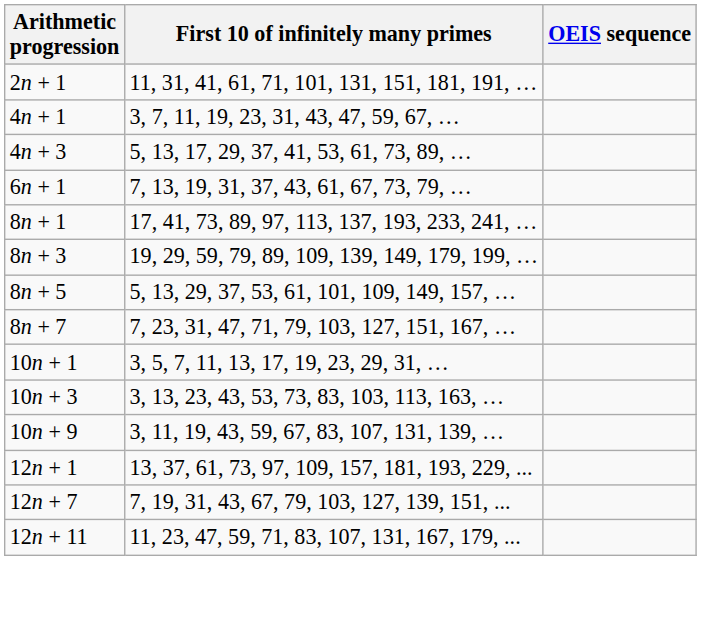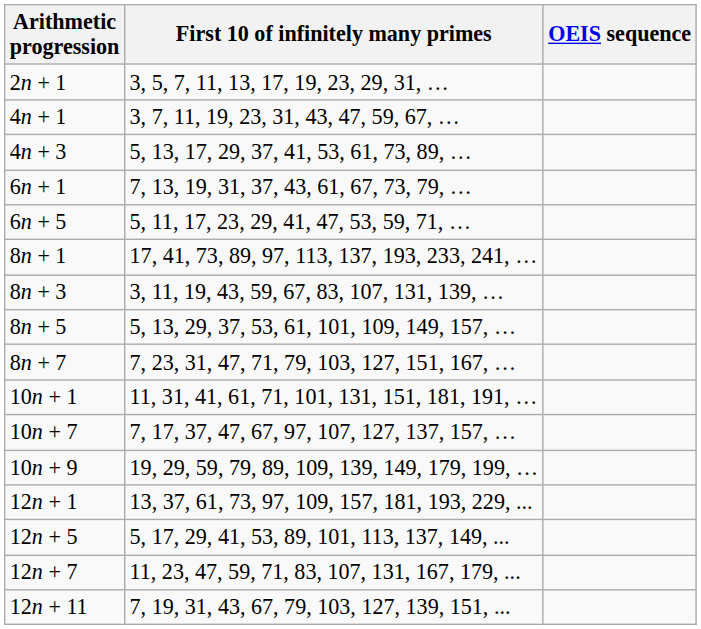(333, 81) 11, 31, 41, 61, 71, 101, 131, 151, 181, 191, … -> (289, 81) 3, 5, 7, 11, 13, 17, 19, 23, 29, 31, …
+ row: (38, 221)
(334, 256) 19, 29, 59, 79, 89, 109, 139, 149, 179, 199, … -> (317, 291) 3, 11, 19, 43, 59, 67, 83, 107, 131, 139, …
(289, 362) 3, 5, 7, 11, 13, 17, 19, 23, 29, 31, … -> (333, 397) 11, 31, 41, 61, 71, 101, 131, 151, 181, 191, …
- row: (44, 397)
+ row: (44, 432)
(317, 432) 3, 11, 19, 43, 59, 67, 83, 107, 131, 139, … -> (334, 467) 19, 29, 59, 79, 89, 109, 139, 149, 179, 199, …
+ row: (44, 537)
(320, 502) 7, 19, 31, 43, 67, 79, 103, 127, 139, 151, ... -> (325, 572) 11, 23, 47, 59, 71, 83, 107, 131, 167, 179, ...
(325, 537) 11, 23, 47, 59, 71, 83, 107, 131, 167, 179, ... -> (320, 607) 7, 19, 31, 43, 67, 79, 103, 127, 139, 151, ...
